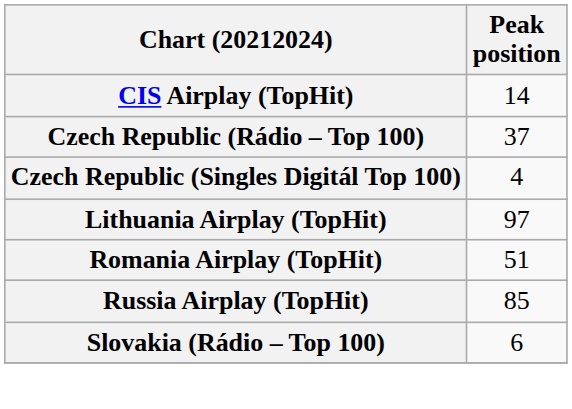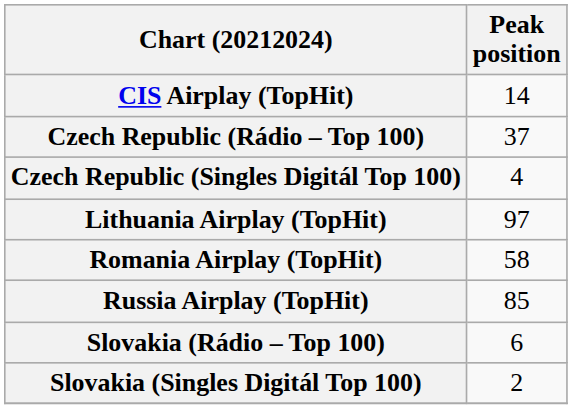(517, 259) 51 -> (517, 259) 58
+ row: (236, 383)
